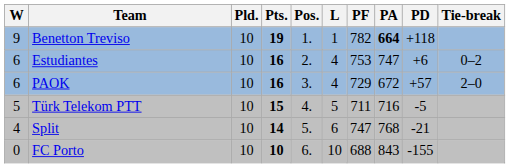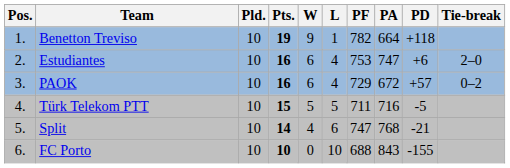columns swapped: (307, 15) <-> (17, 15)
(389, 38) bold -> (389, 38) normal
(471, 60) 0–2 -> (471, 60) 2–0
(471, 83) 2–0 -> (471, 83) 0–2
